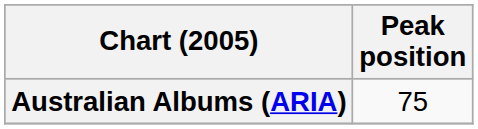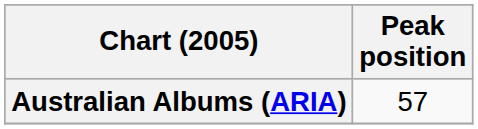(413, 100) 75 -> (413, 100) 57
